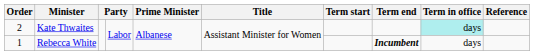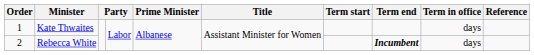(20, 27) 2 -> (20, 27) 1
(472, 27) paleturquoise background -> (472, 27) no background
(20, 43) 1 -> (20, 43) 2
